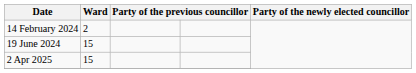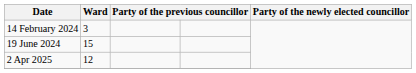(85, 28) 2 -> (85, 28) 3
(88, 60) 15 -> (88, 60) 12
